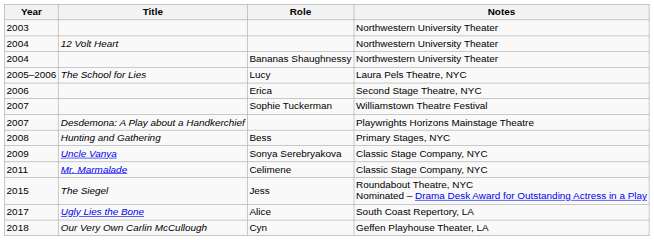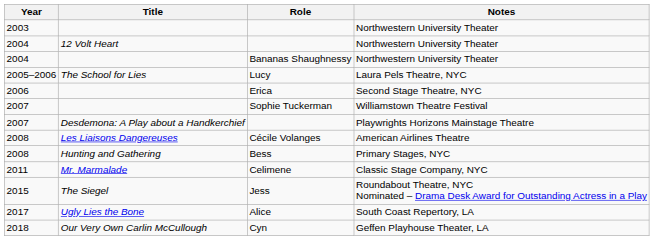+ row: (18, 138)
- row: (18, 153)
